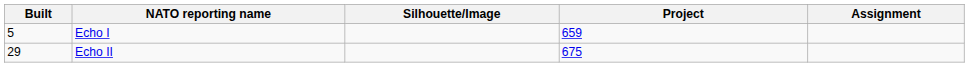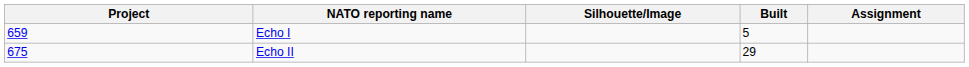columns swapped: (683, 14) <-> (38, 14)
